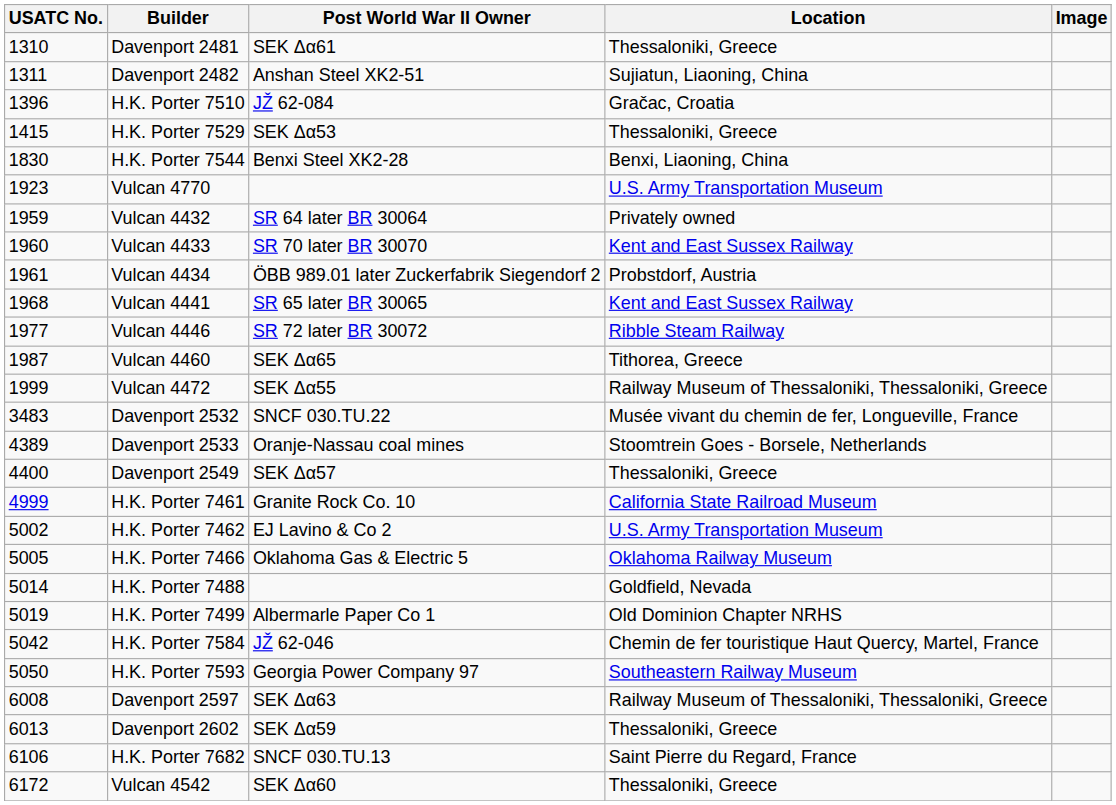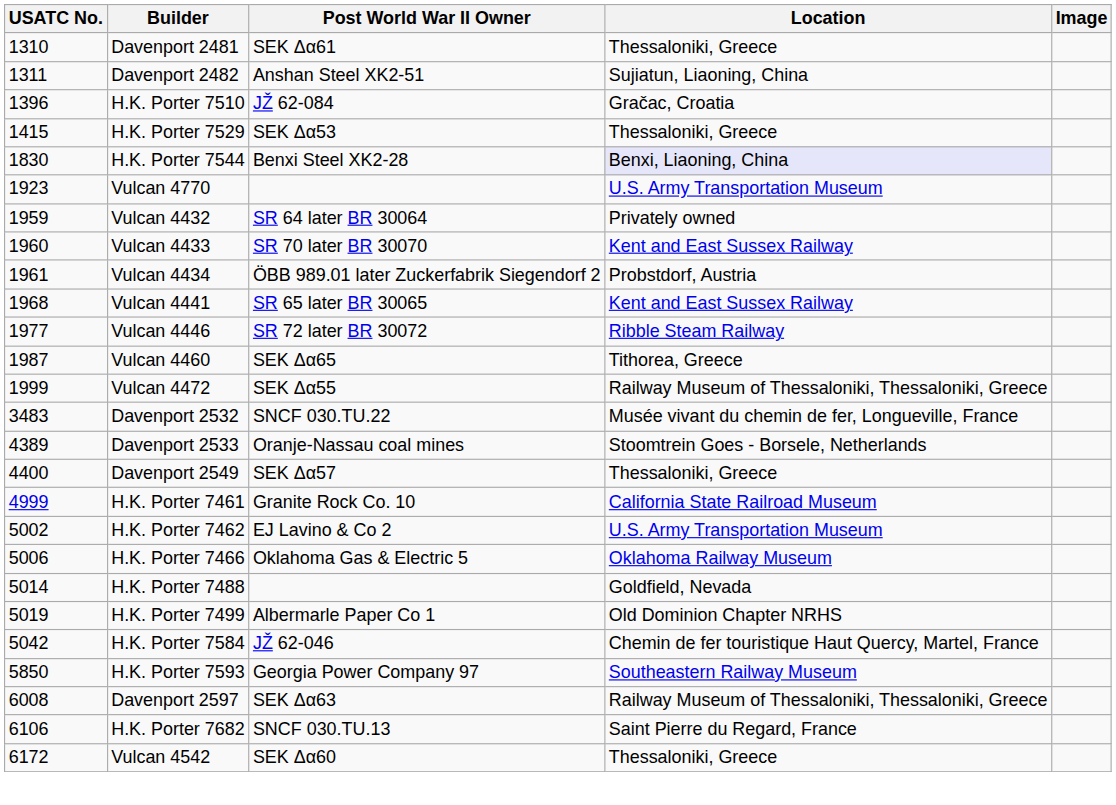(698, 160) no background -> (698, 160) lavender background
(29, 558) 5005 -> (29, 558) 5006
(29, 672) 5050 -> (29, 672) 5850
- row: (175, 729)
